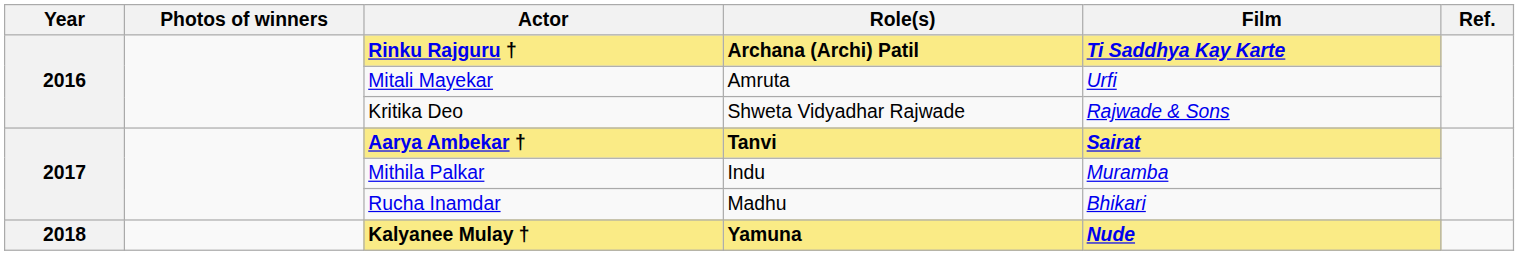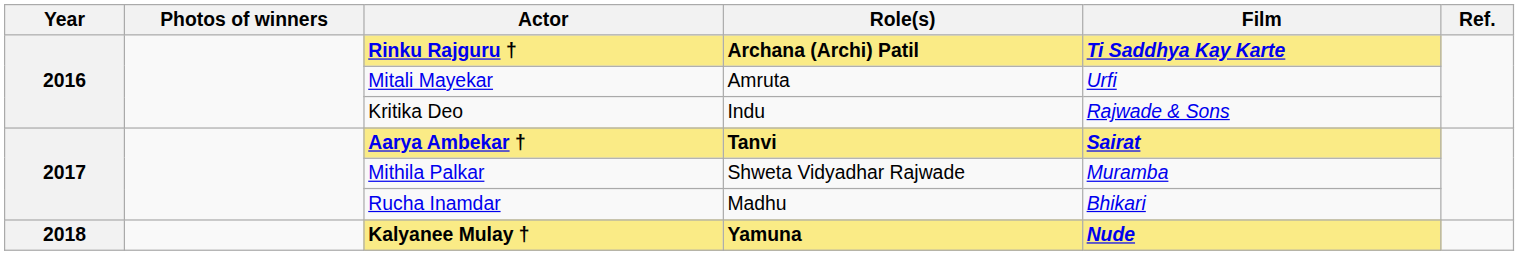(846, 111) Shweta Vidyadhar Rajwade -> (746, 111) Indu
(746, 173) Indu -> (846, 173) Shweta Vidyadhar Rajwade
